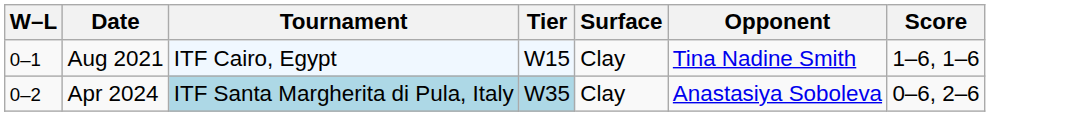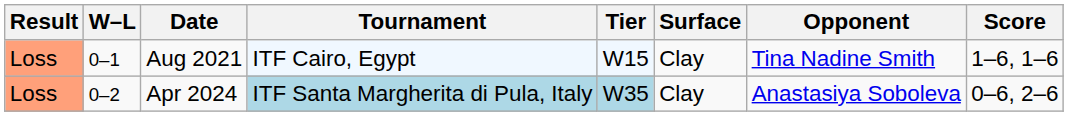+ column: (44, 22)
